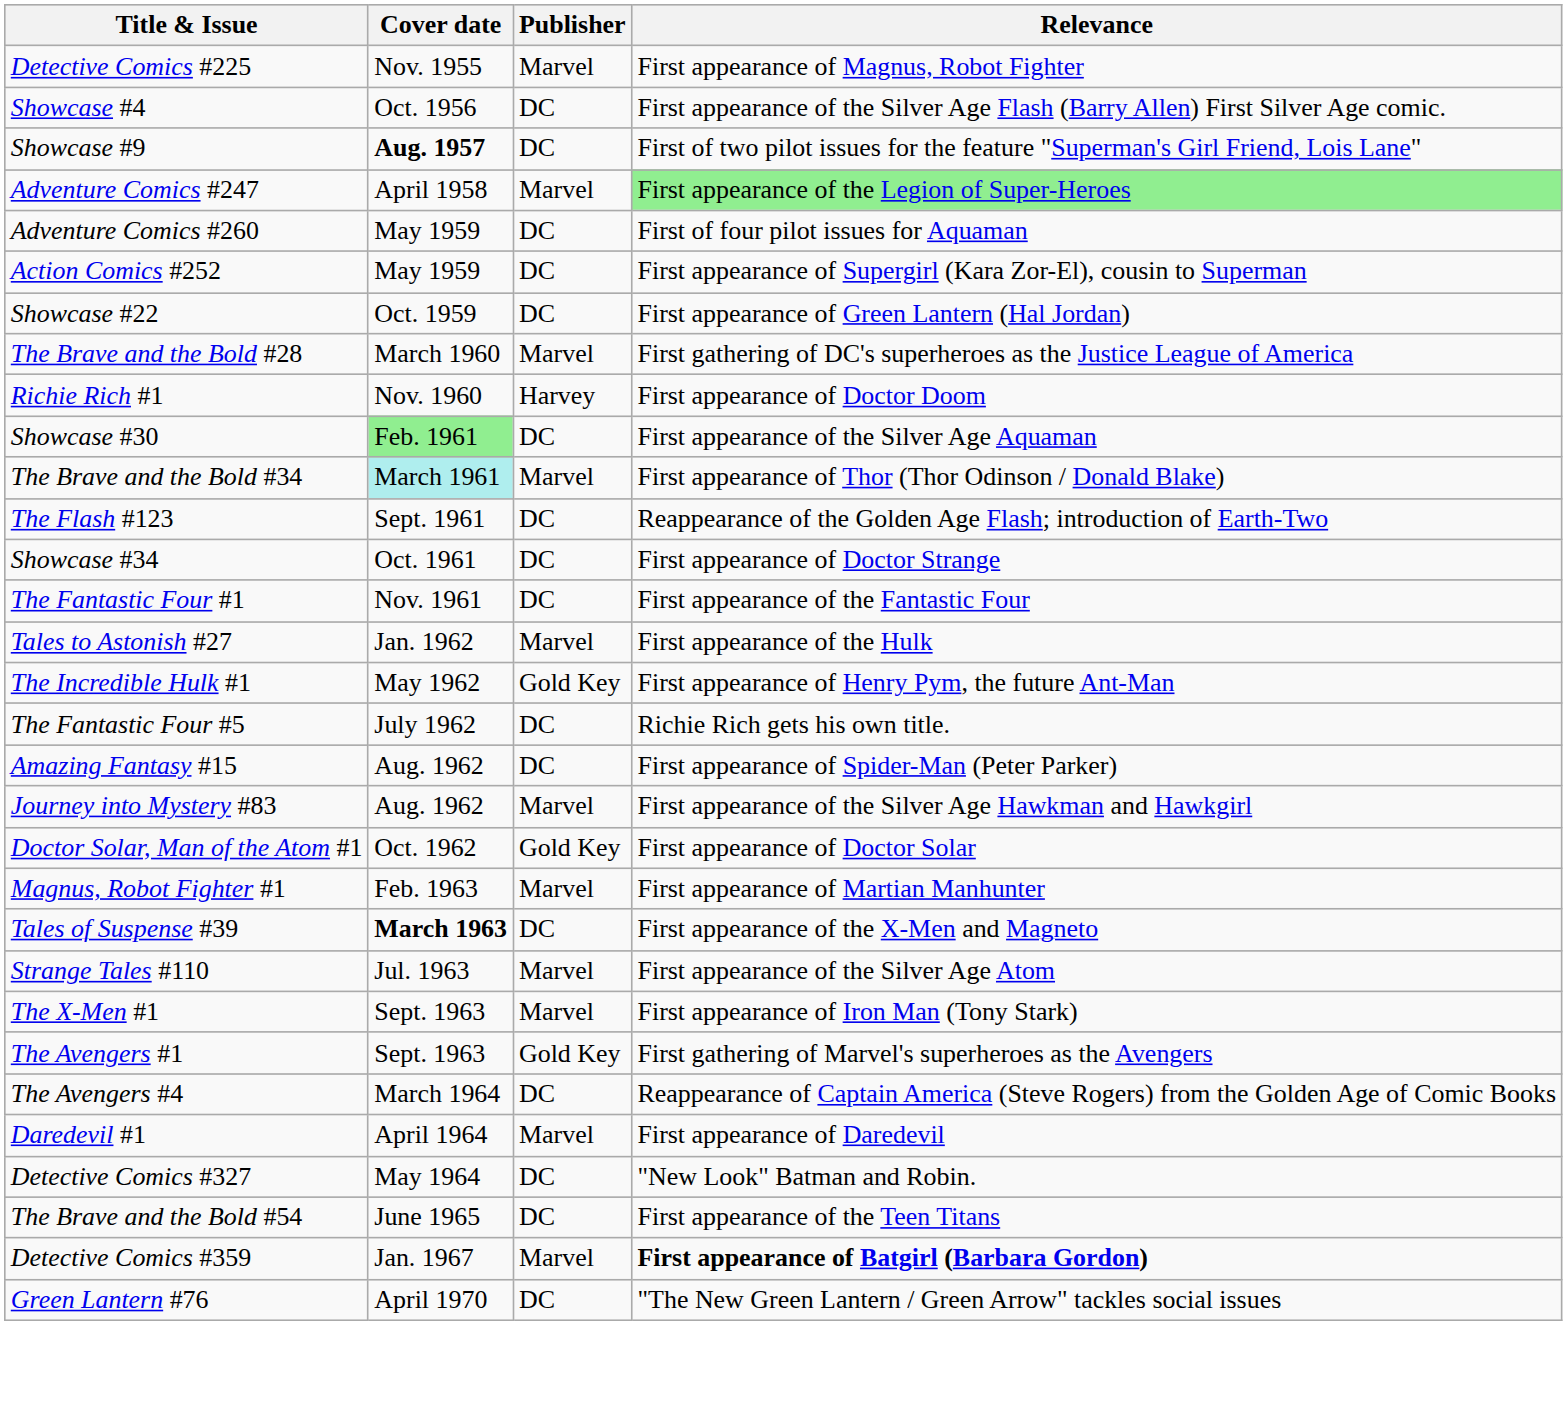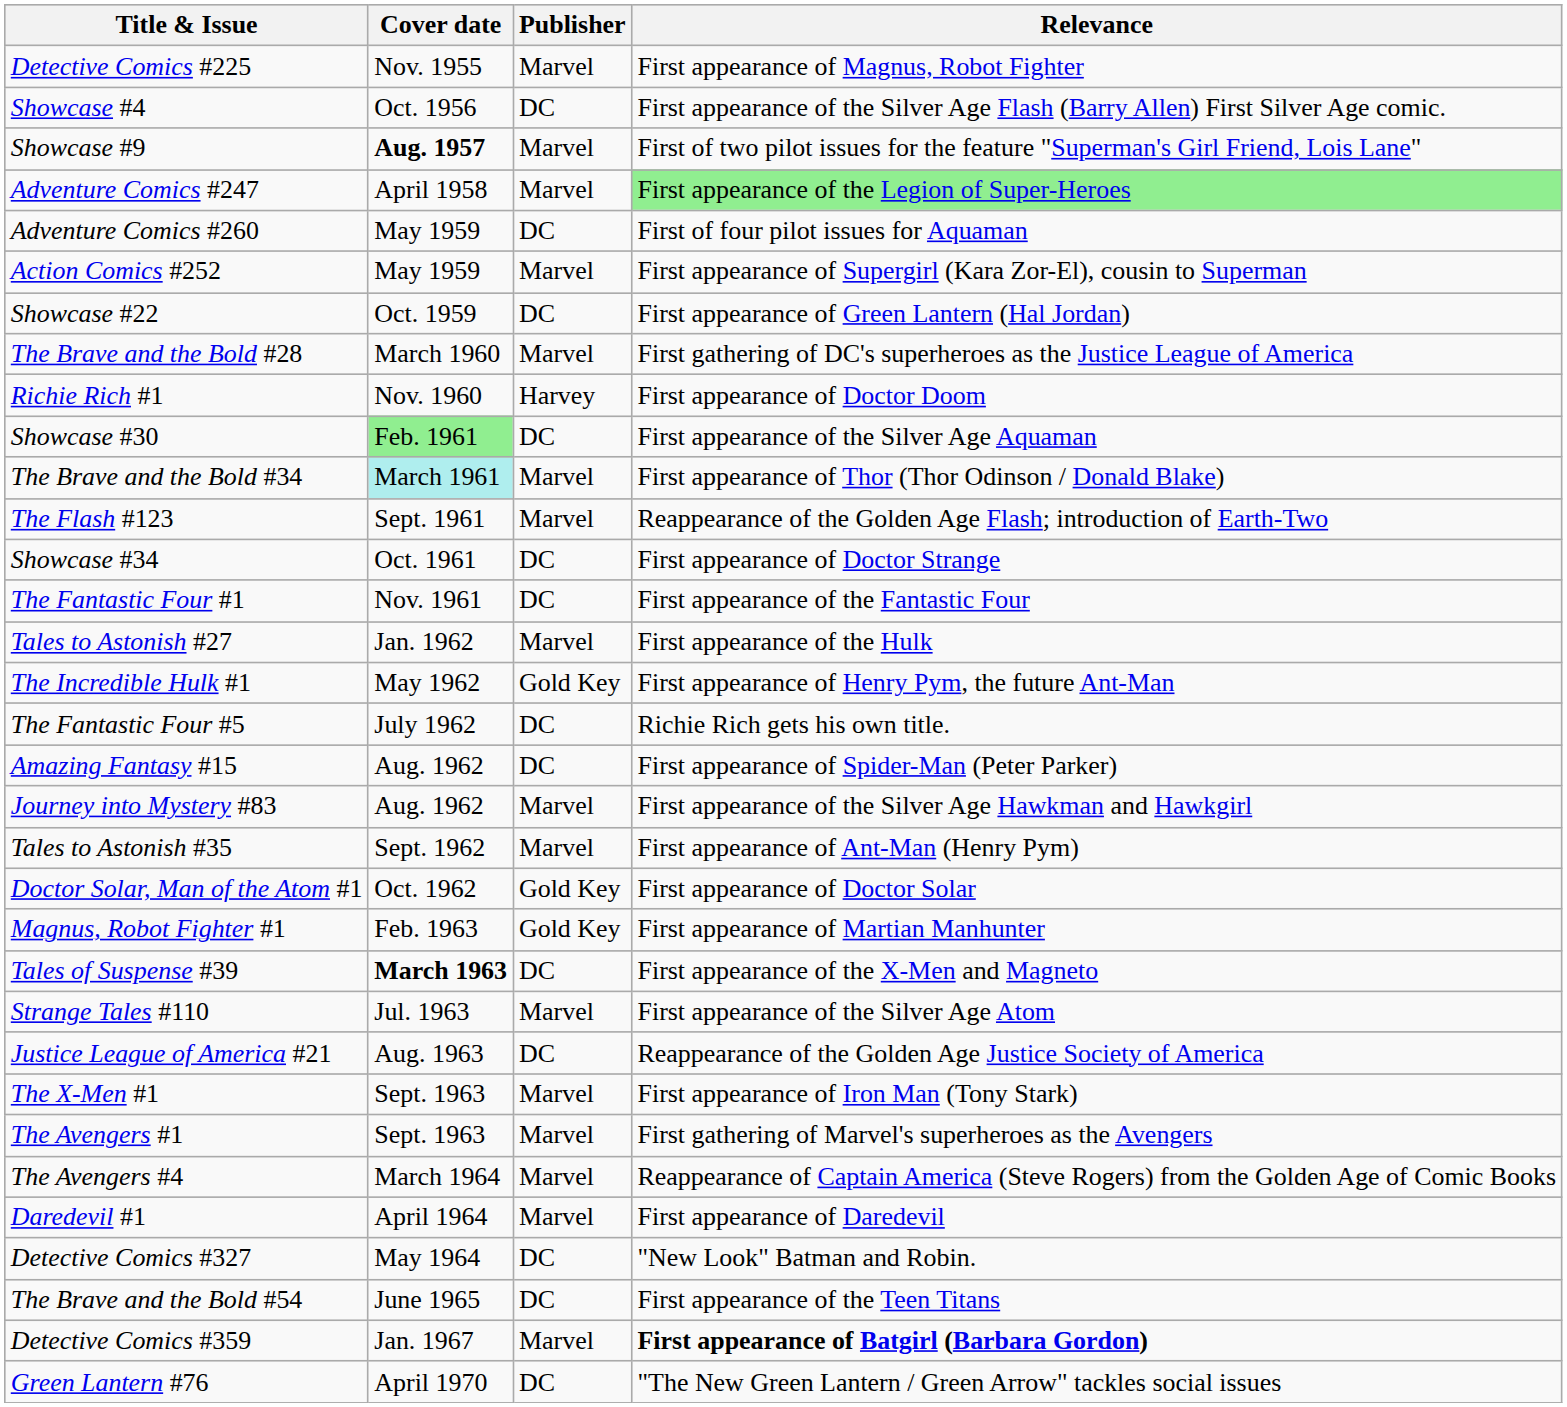(537, 148) DC -> (556, 148) Marvel
(537, 271) DC -> (556, 271) Marvel
(537, 518) DC -> (556, 518) Marvel
+ row: (121, 847)
(556, 888) Marvel -> (570, 929) Gold Key
+ row: (171, 1052)
(570, 1052) Gold Key -> (556, 1134) Marvel
(537, 1093) DC -> (556, 1176) Marvel
